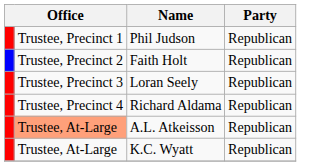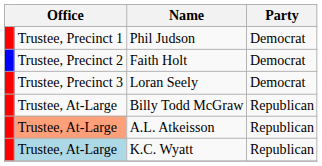(260, 37) Republican -> (278, 37) Democrat
(260, 60) Republican -> (278, 60) Democrat
(260, 82) Republican -> (278, 82) Democrat
- row: (176, 104)
+ row: (187, 104)
(67, 149) no background -> (67, 149) lightblue background
